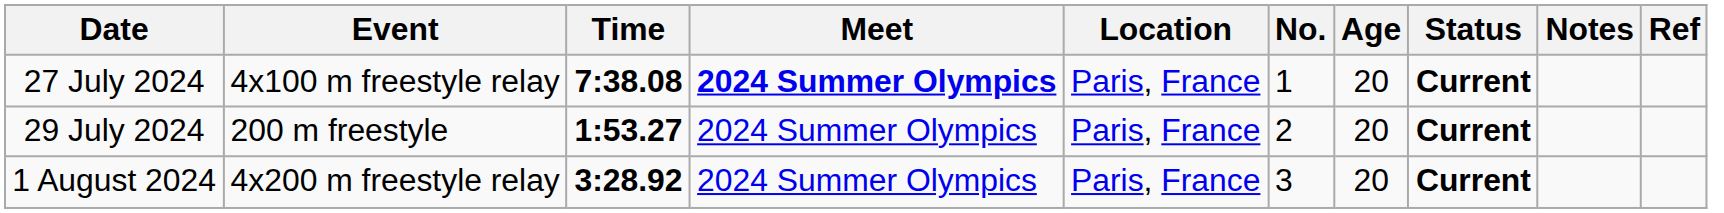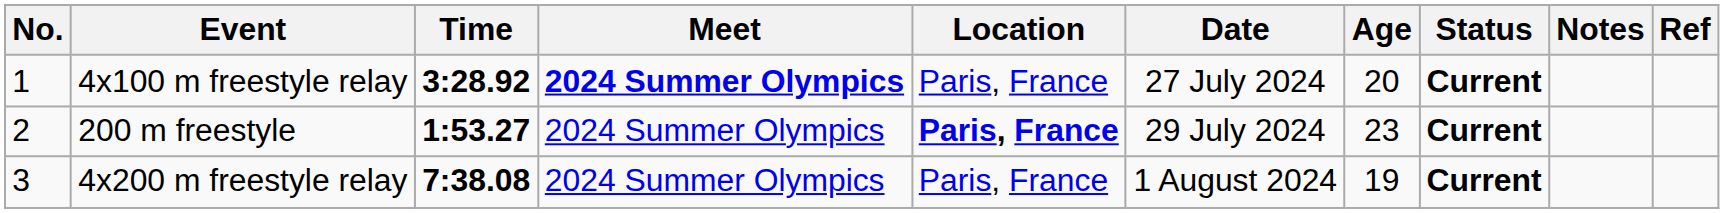columns swapped: (1301, 29) <-> (114, 29)
(628, 80) 7:38.08 -> (476, 80) 3:28.92
(1166, 130) normal -> (1019, 130) bold
(1371, 130) 20 -> (1382, 130) 23
(628, 181) 3:28.92 -> (476, 181) 7:38.08
(1371, 181) 20 -> (1382, 181) 19
